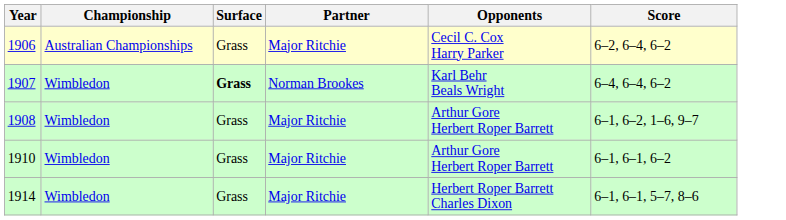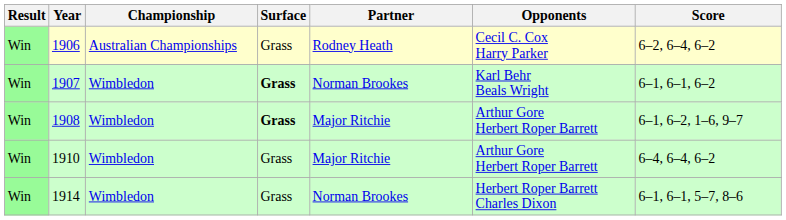+ column: (27, 15)
(307, 45) Major Ritchie -> (353, 45) Rodney Heath
(633, 83) 6–4, 6–4, 6–2 -> (677, 83) 6–1, 6–1, 6–2
(232, 120) normal -> (278, 120) bold
(633, 158) 6–1, 6–1, 6–2 -> (677, 158) 6–4, 6–4, 6–2
(307, 196) Major Ritchie -> (360, 196) Norman Brookes
